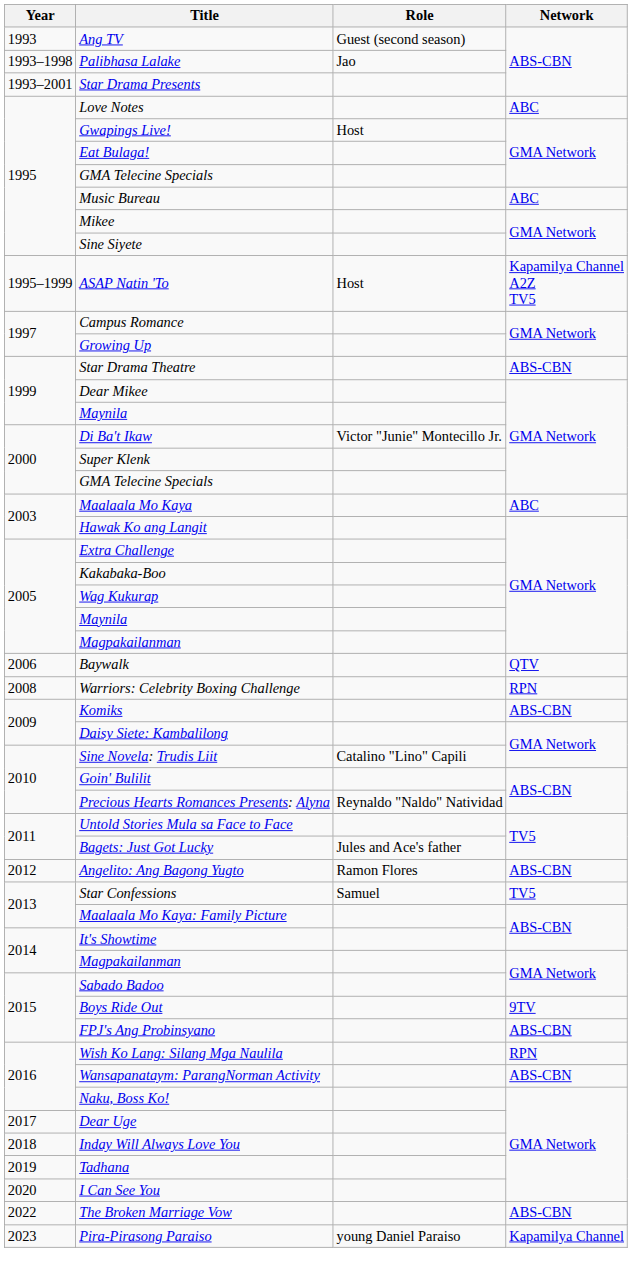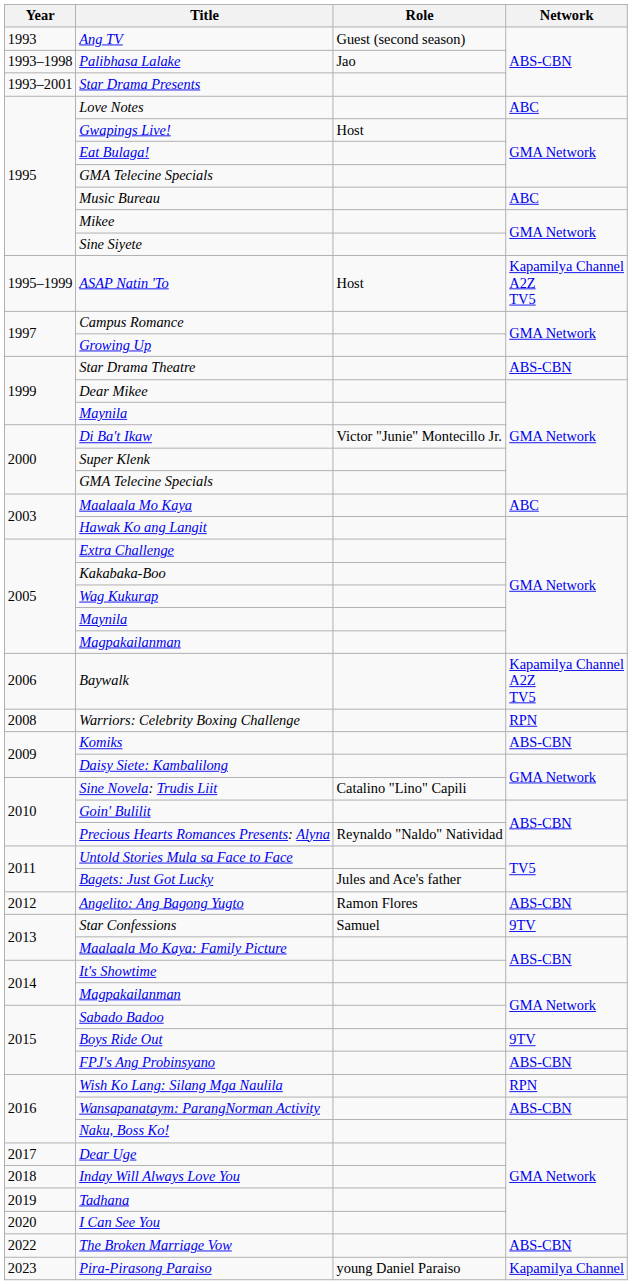(524, 664) QTV -> (567, 681) Kapamilya Channel A2Z TV5
(522, 893) TV5 -> (522, 925) 9TV
